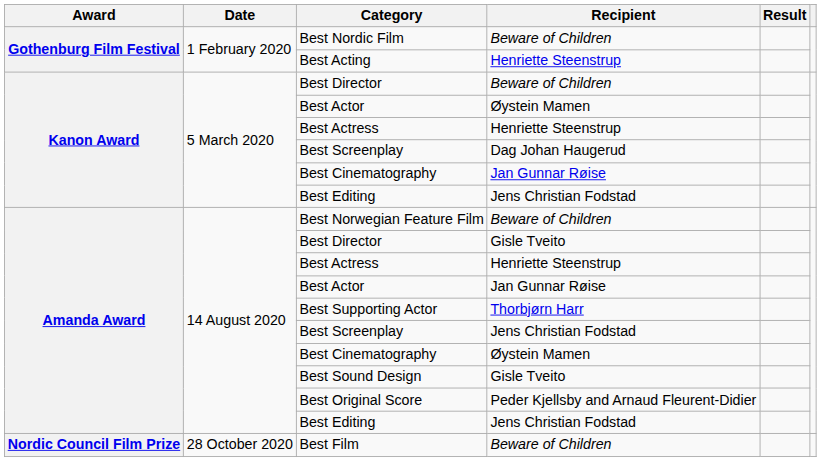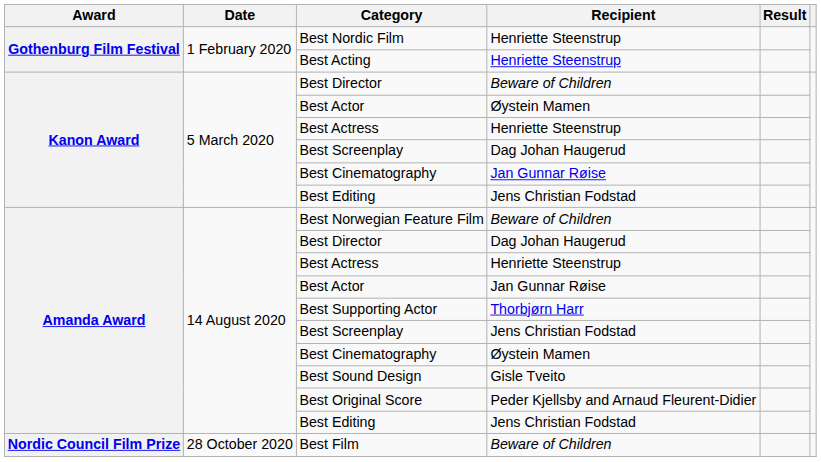(551, 38) Beware of Children -> (556, 38) Henriette Steenstrup
(528, 241) Gisle Tveito -> (558, 241) Dag Johan Haugerud
